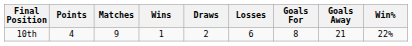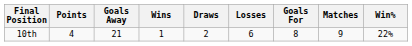columns swapped: (116, 16) <-> (341, 16)
